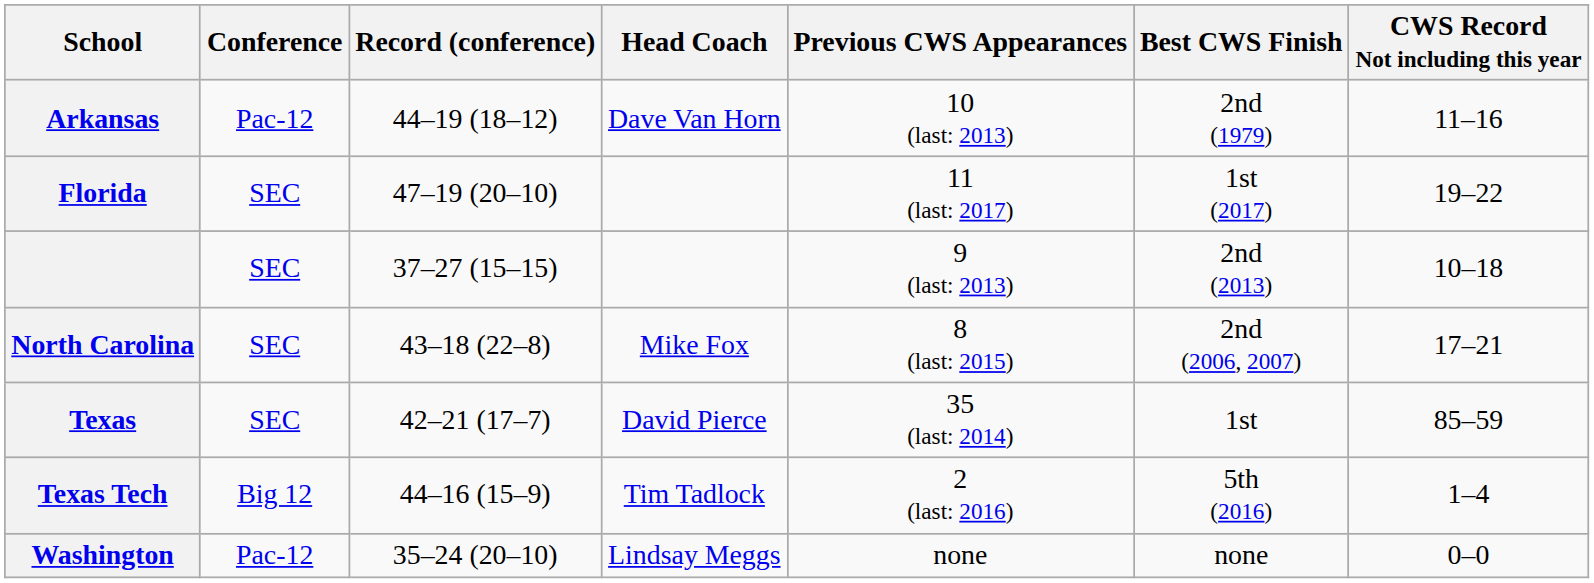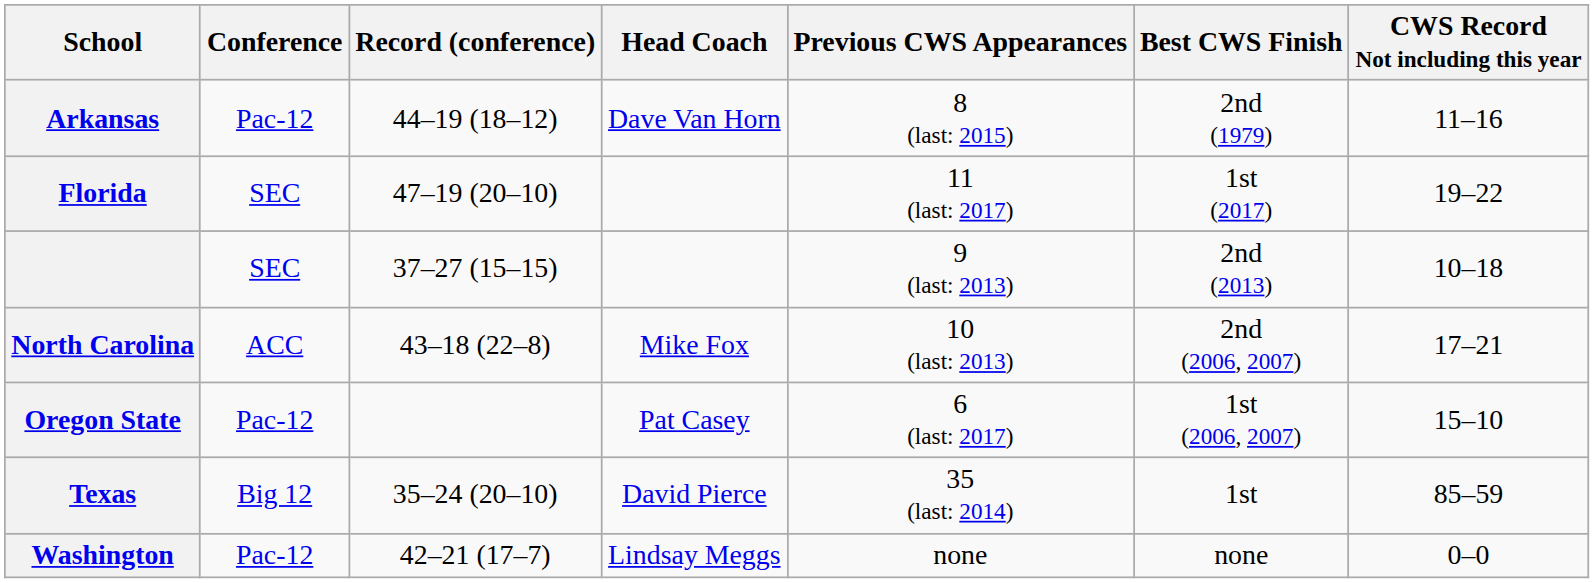(960, 117) 10 (last: 2013) -> (960, 117) 8 (last: 2015)
(275, 344) SEC -> (275, 344) ACC
(960, 344) 8 (last: 2015) -> (960, 344) 10 (last: 2013)
+ row: (103, 419)
(275, 419) SEC -> (275, 495) Big 12
(475, 419) 42–21 (17–7) -> (475, 495) 35–24 (20–10)
- row: (103, 495)
(475, 554) 35–24 (20–10) -> (475, 554) 42–21 (17–7)
